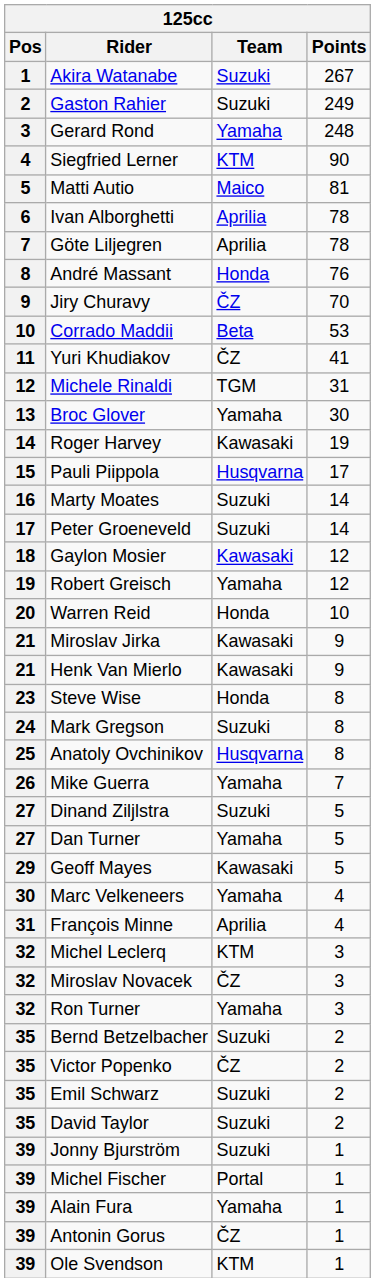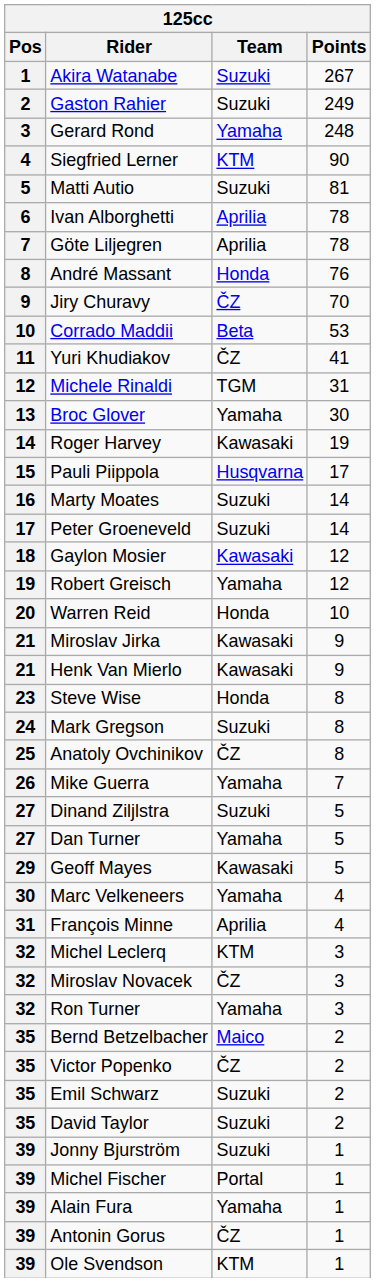(240, 188) Maico -> (243, 188) Suzuki
(260, 754) Husqvarna -> (228, 754) ČZ
(243, 1037) Suzuki -> (240, 1037) Maico
